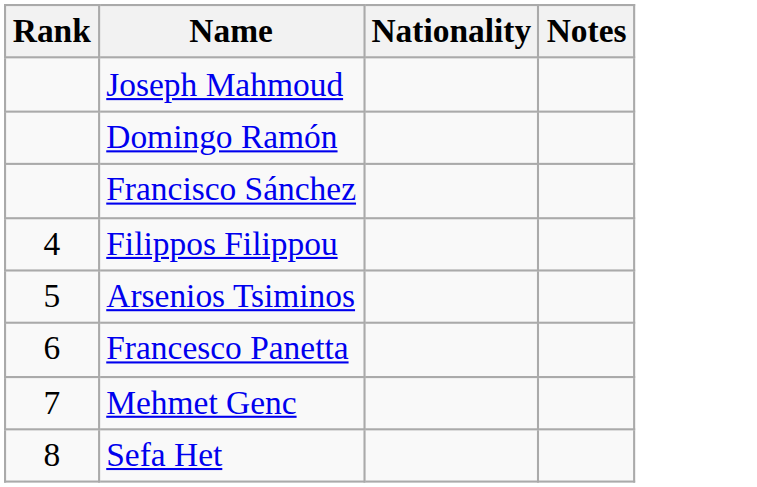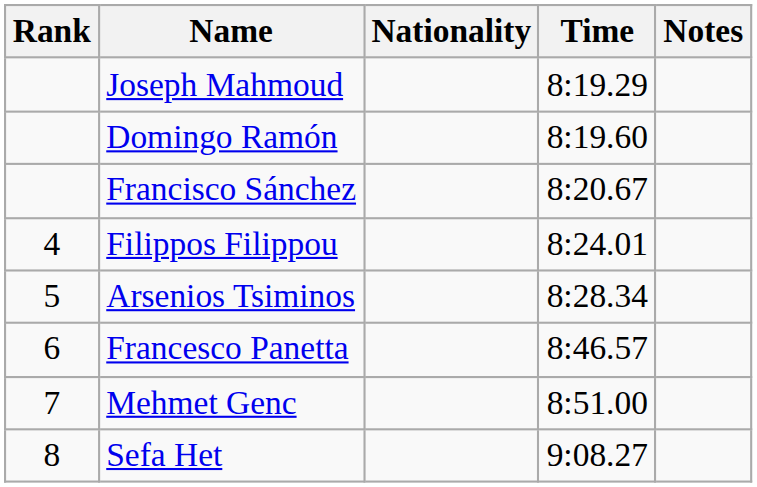+ column: (597, 31)
